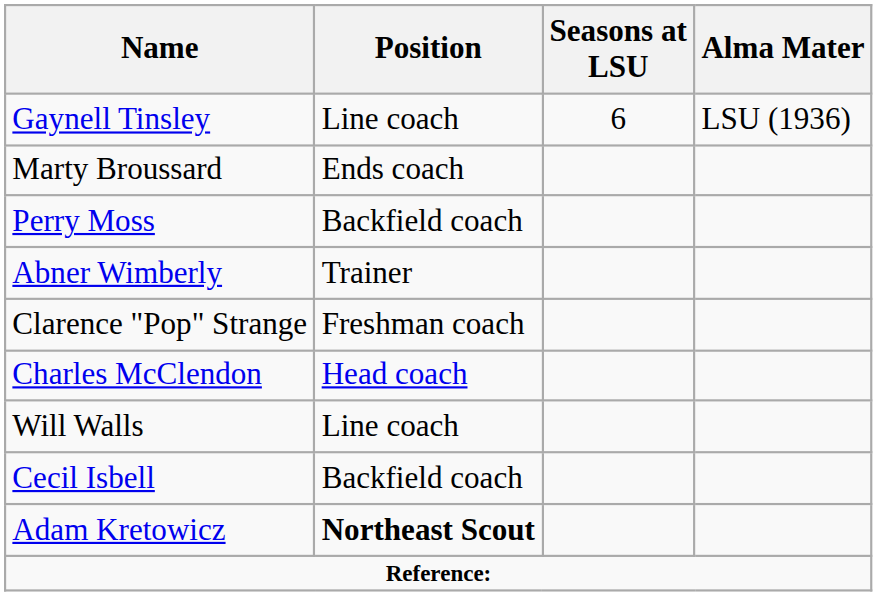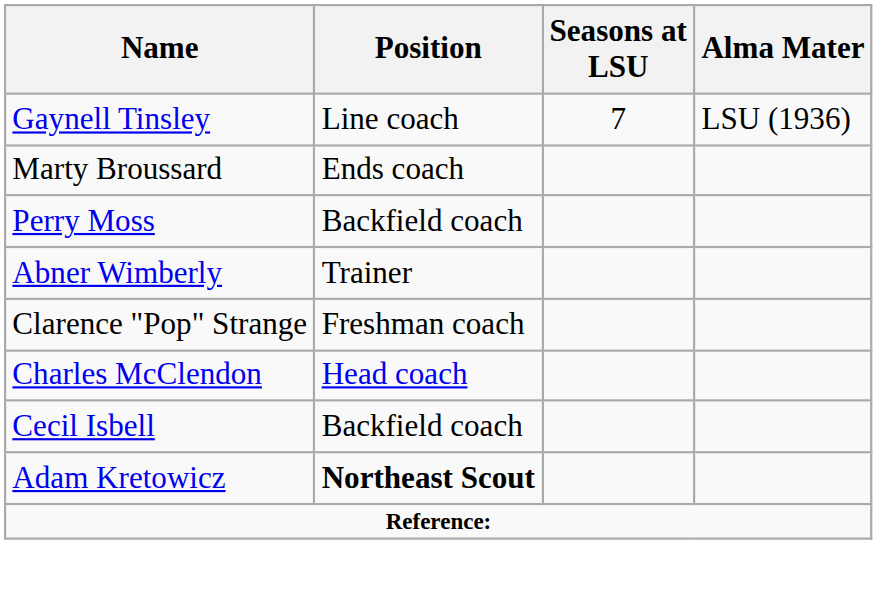(618, 118) 6 -> (618, 118) 7
- row: (78, 426)
